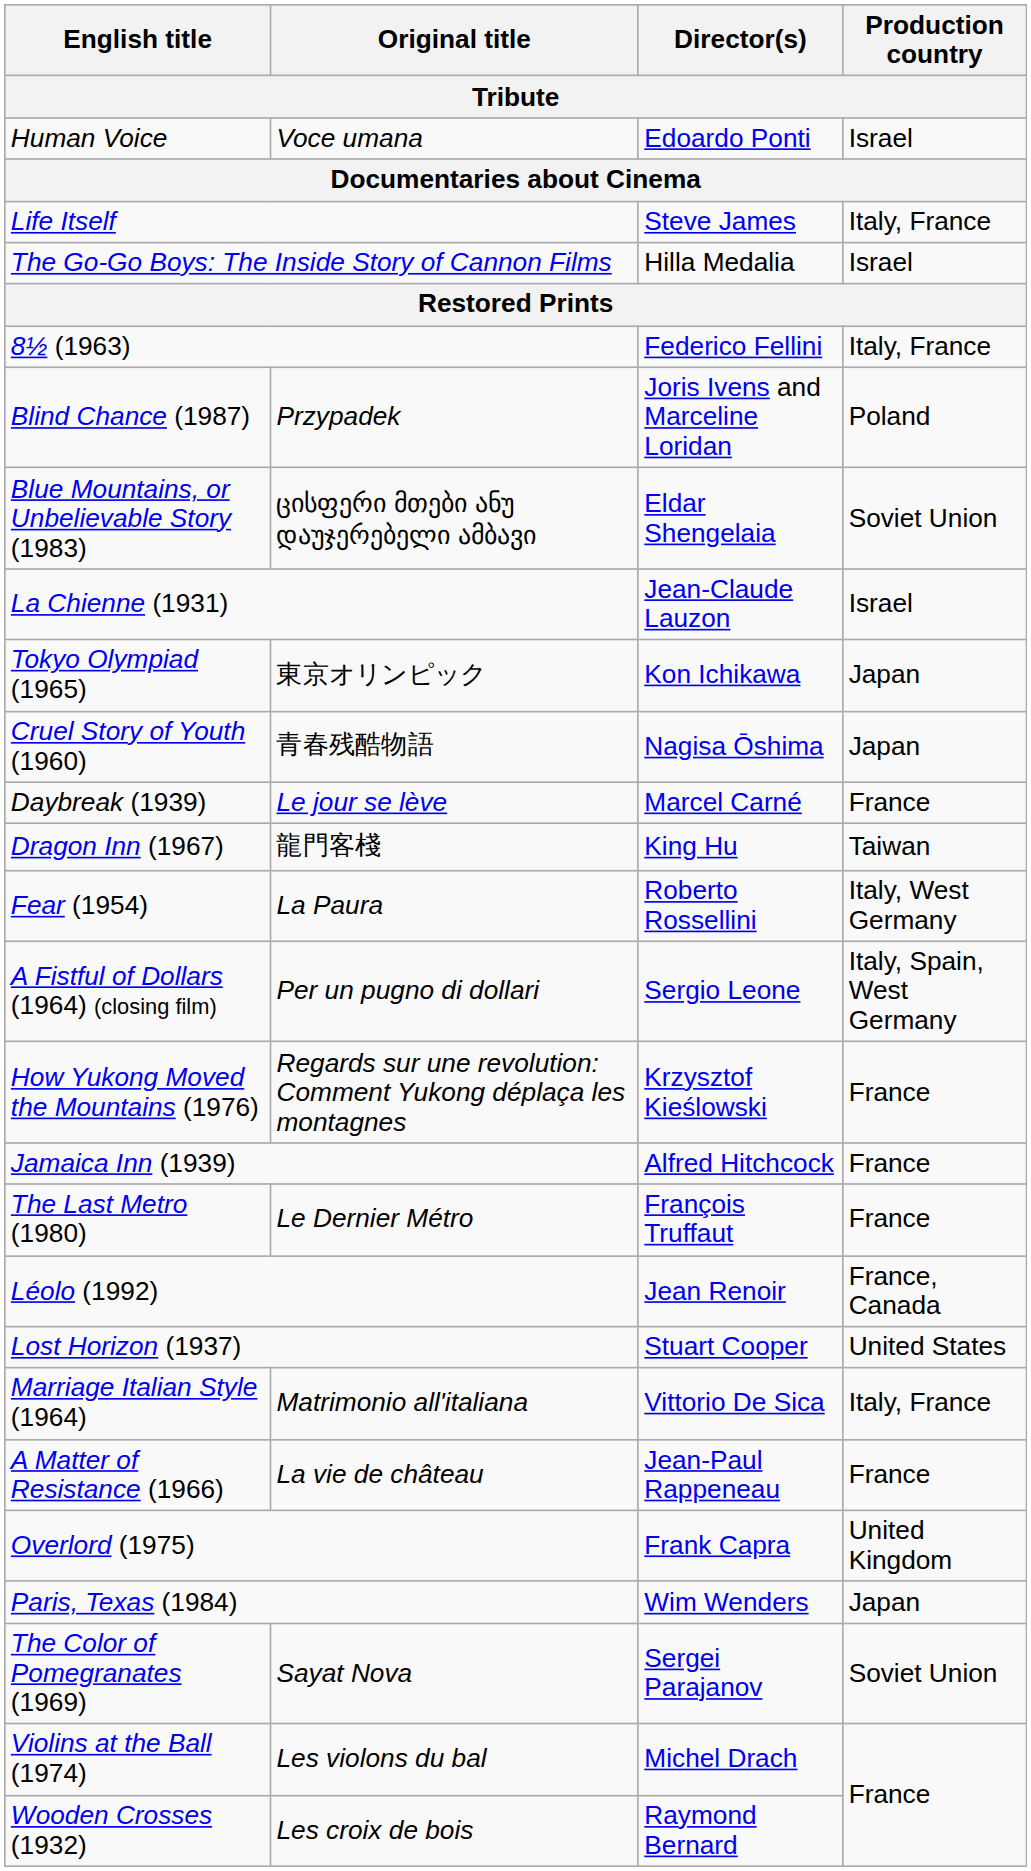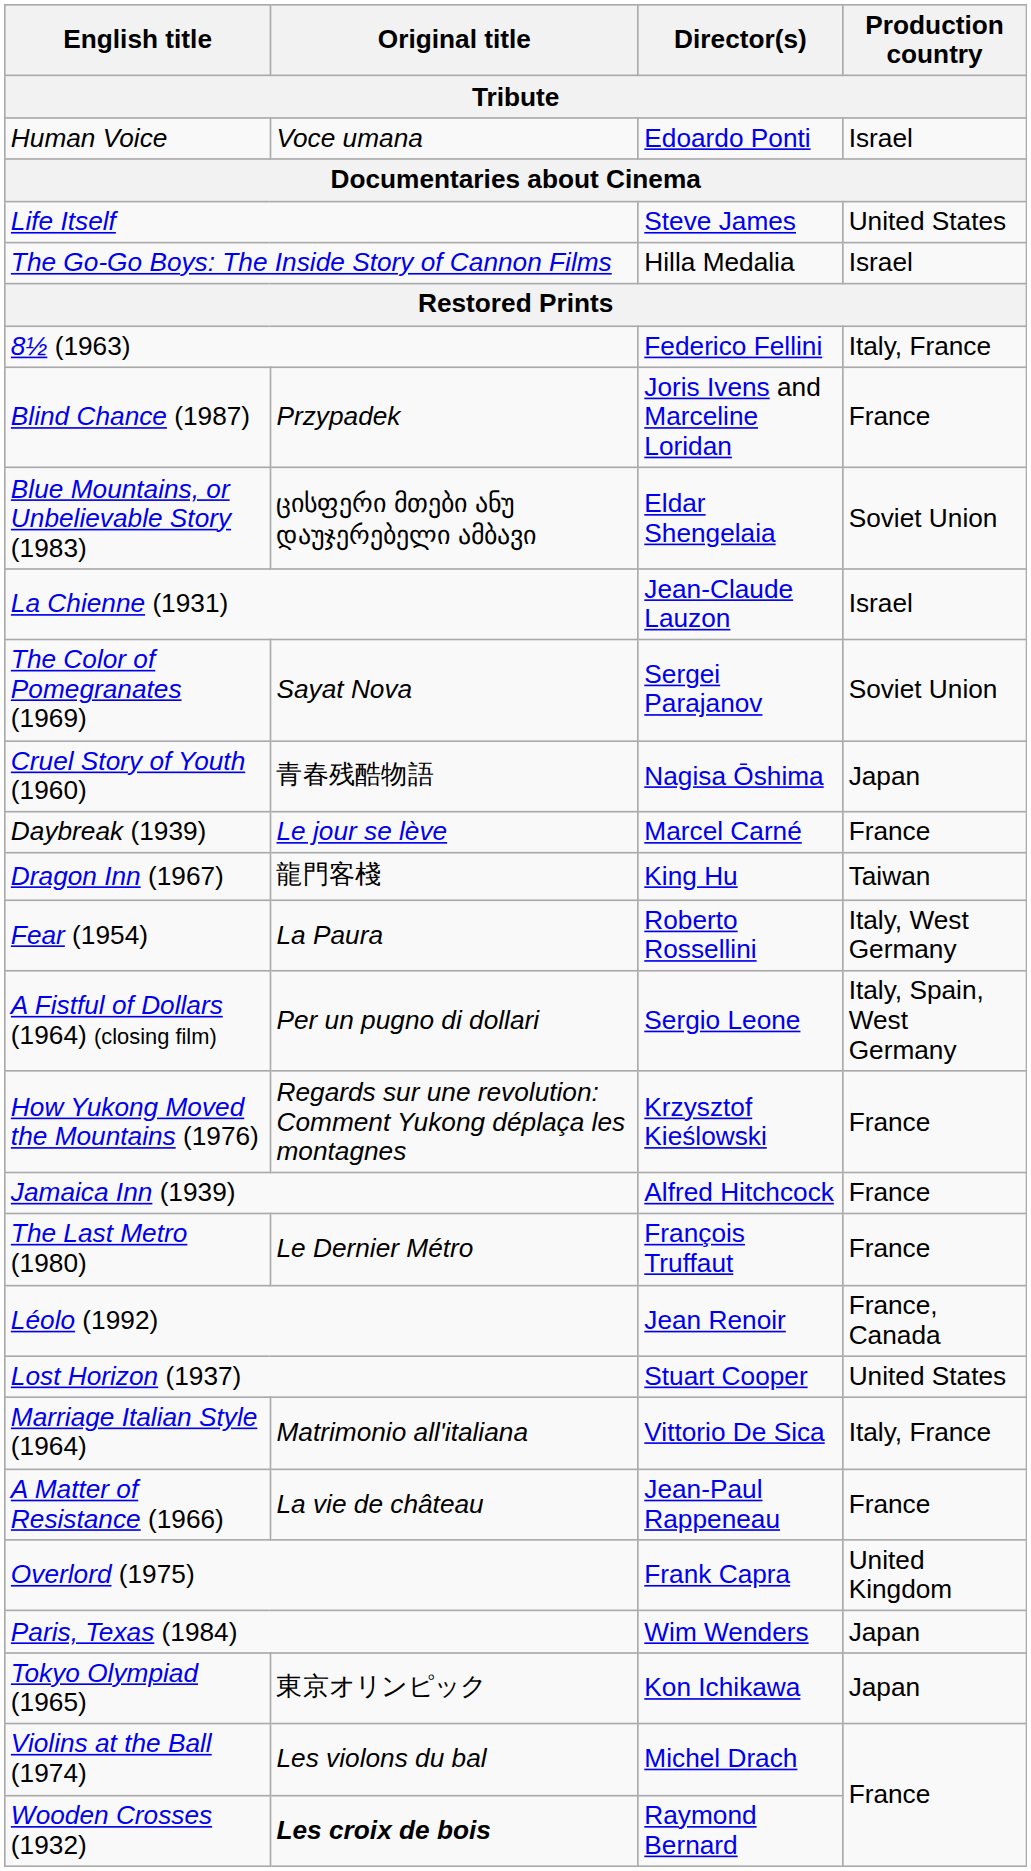(920, 221) Italy, France -> (927, 221) United States
(890, 417) Poland -> (889, 417) France
rows swapped: (96, 1673) <-> (104, 674)
(375, 1830) normal -> (384, 1830) bold
